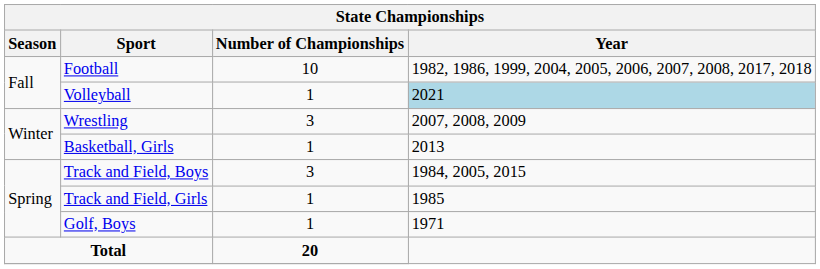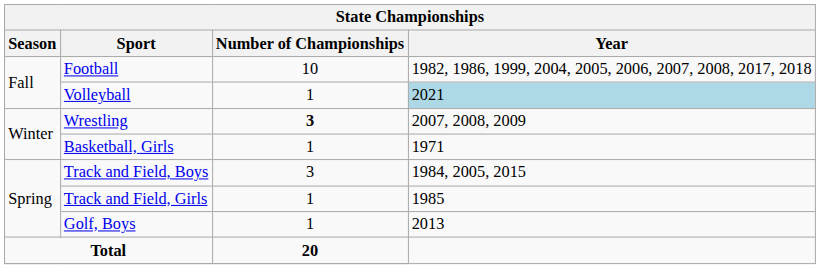(310, 120) normal -> (310, 120) bold
(428, 146) 2013 -> (428, 146) 1971
(428, 224) 1971 -> (428, 224) 2013
